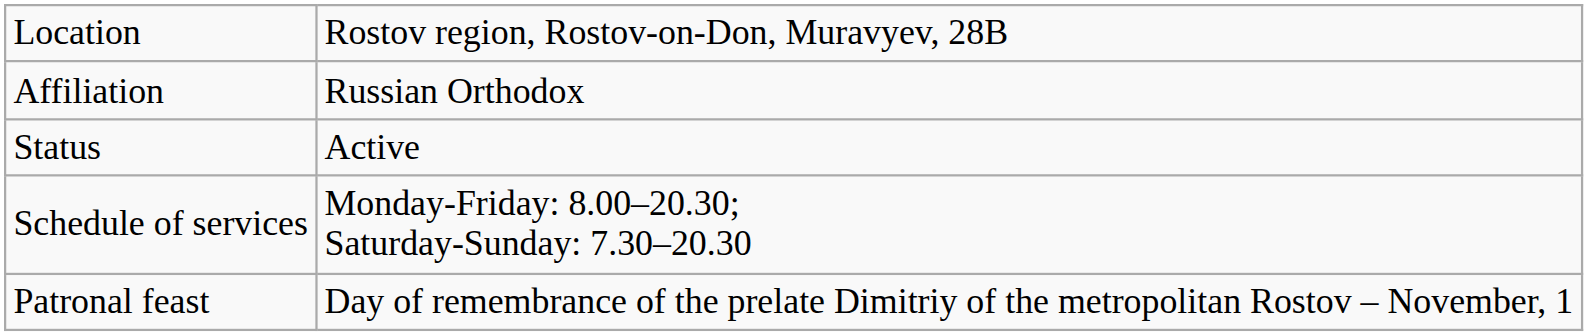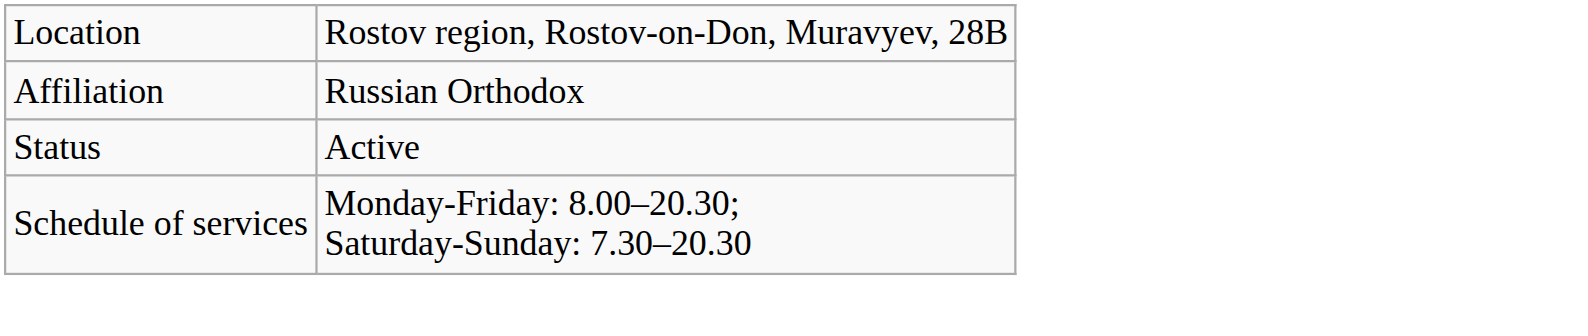- row: (111, 300)
